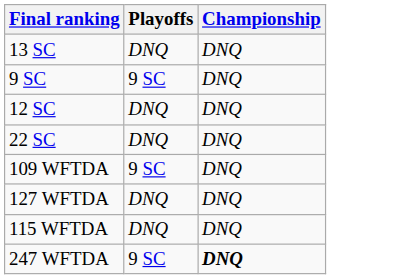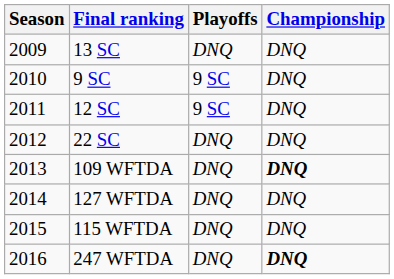+ column: (37, 19)
(148, 109) DNQ -> (211, 109) 9 SC
(147, 169) 9 SC -> (213, 169) DNQ
(222, 169) normal -> (287, 169) bold
(147, 259) 9 SC -> (213, 259) DNQ
